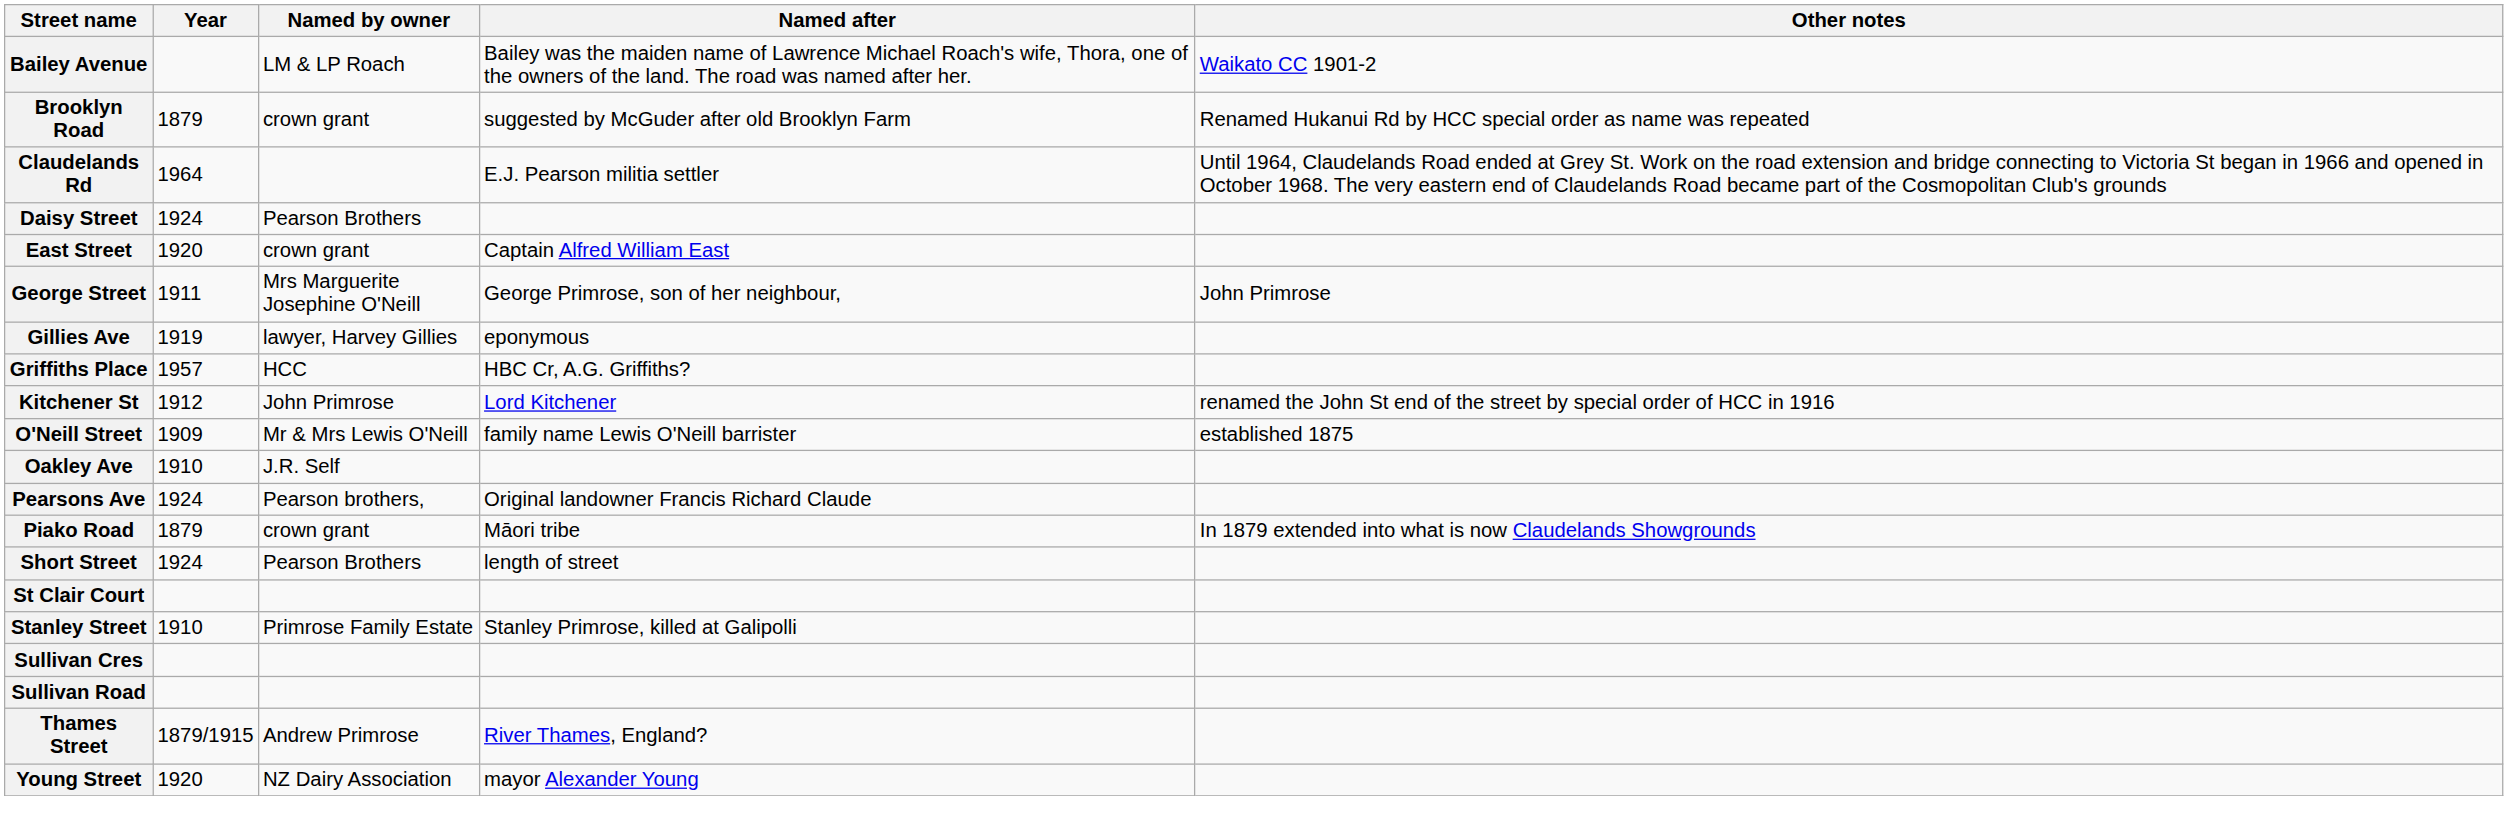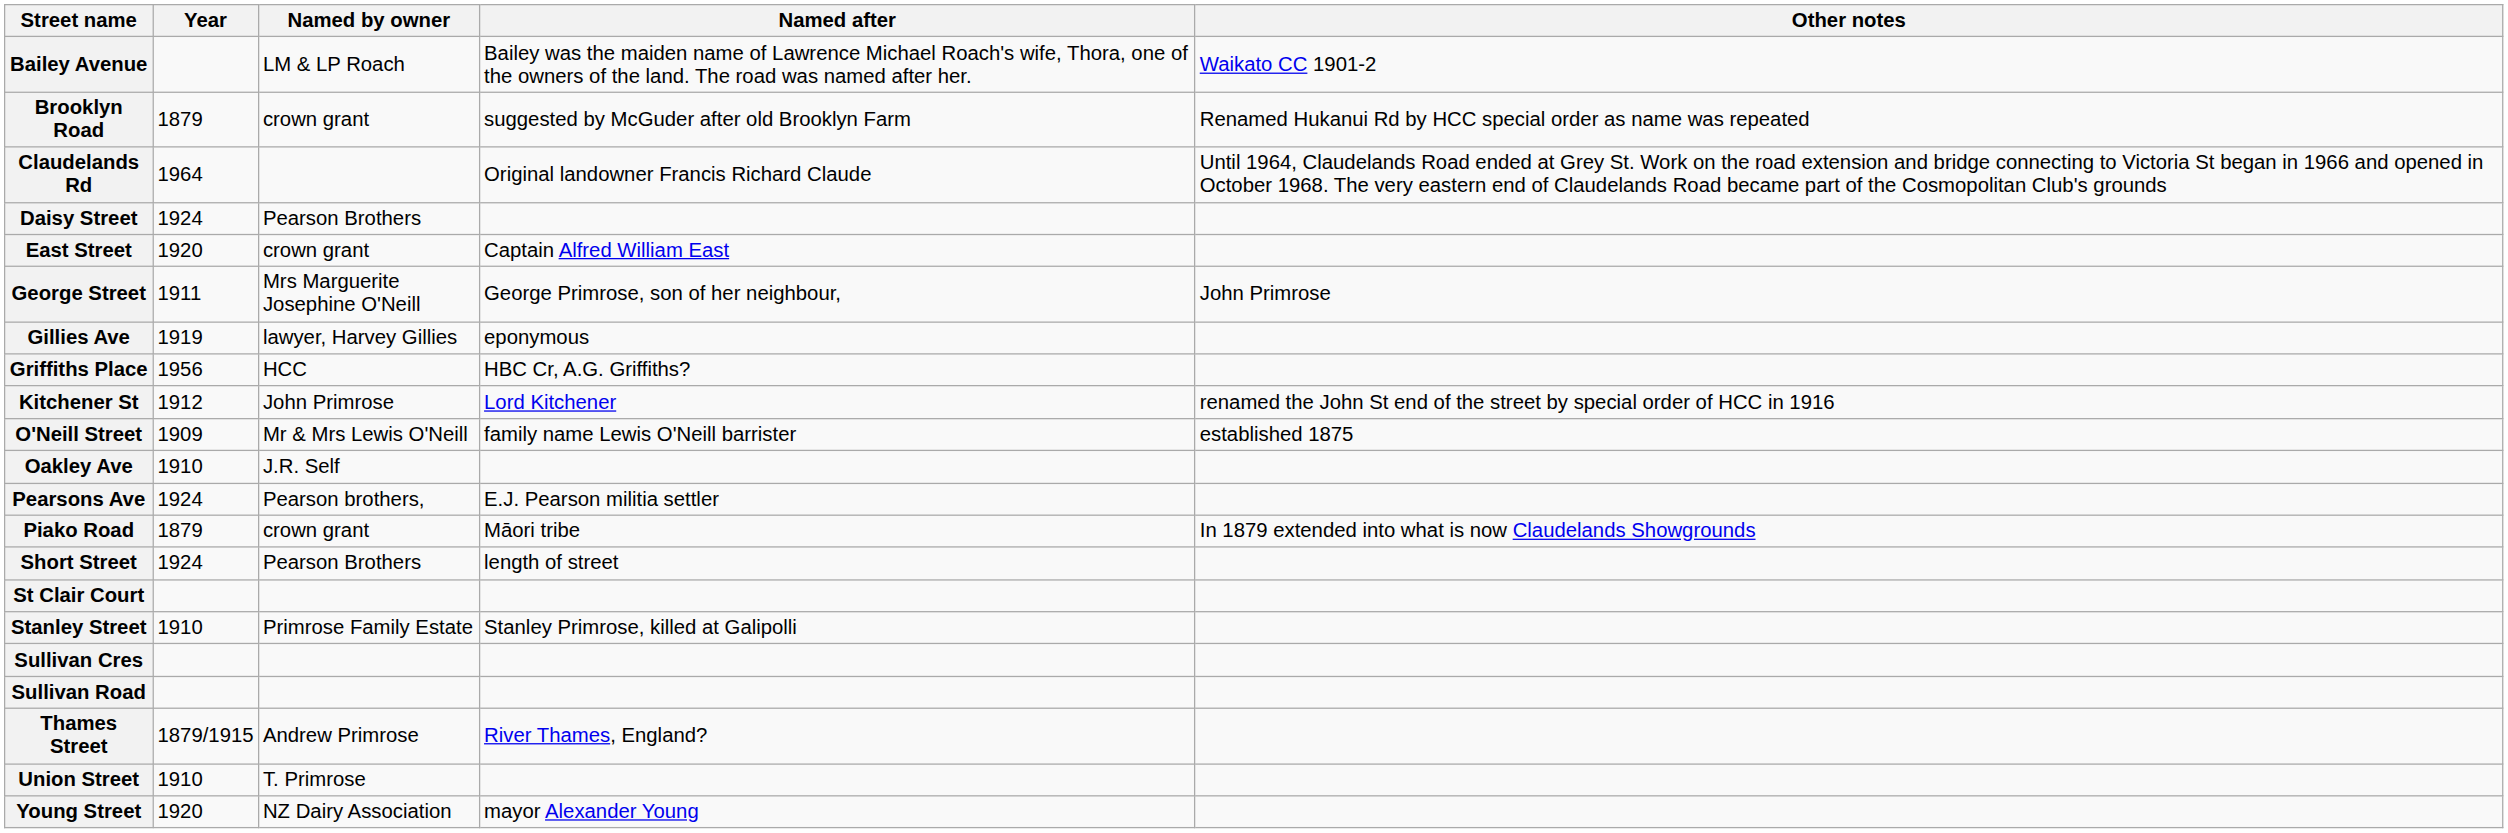(602, 174) E.J. Pearson militia settler -> (678, 174) Original landowner Francis Richard Claude
(180, 369) 1957 -> (180, 369) 1956
(678, 498) Original landowner Francis Richard Claude -> (602, 498) E.J. Pearson militia settler
+ row: (79, 779)
